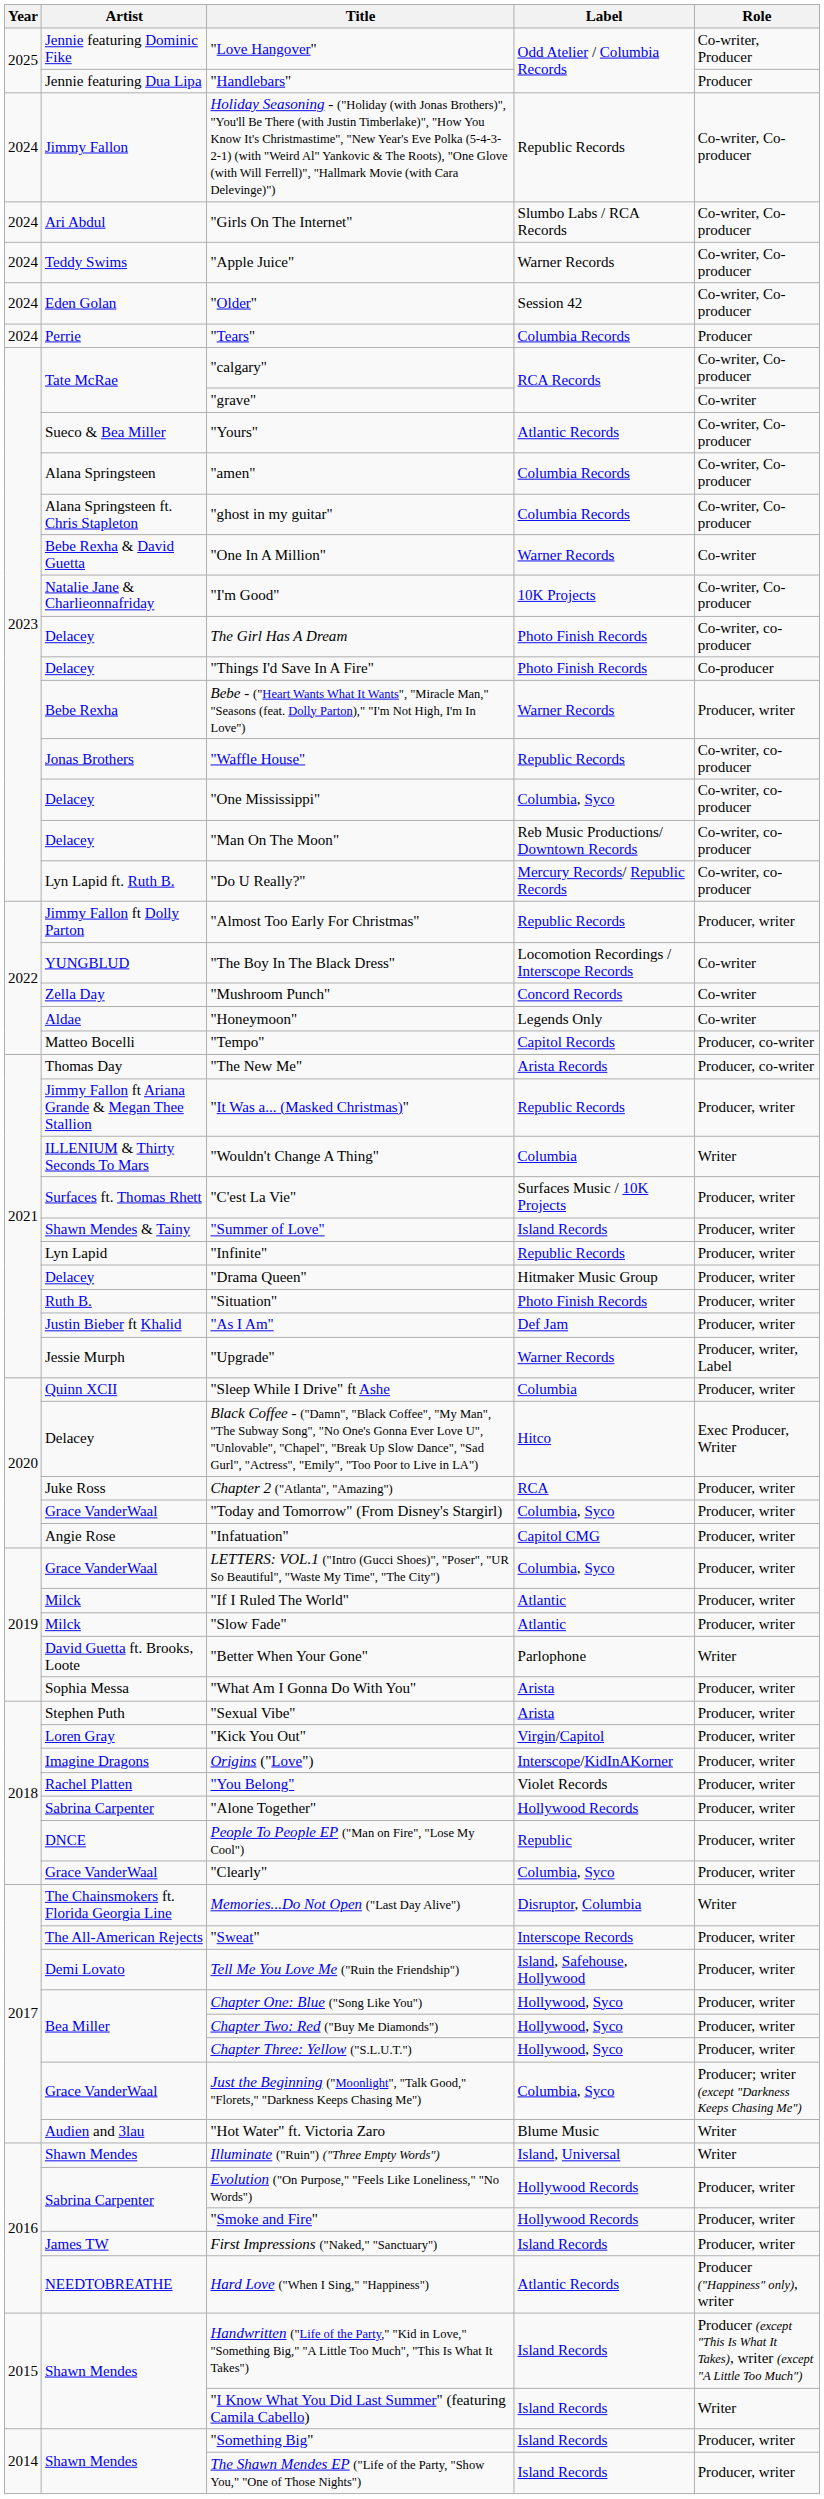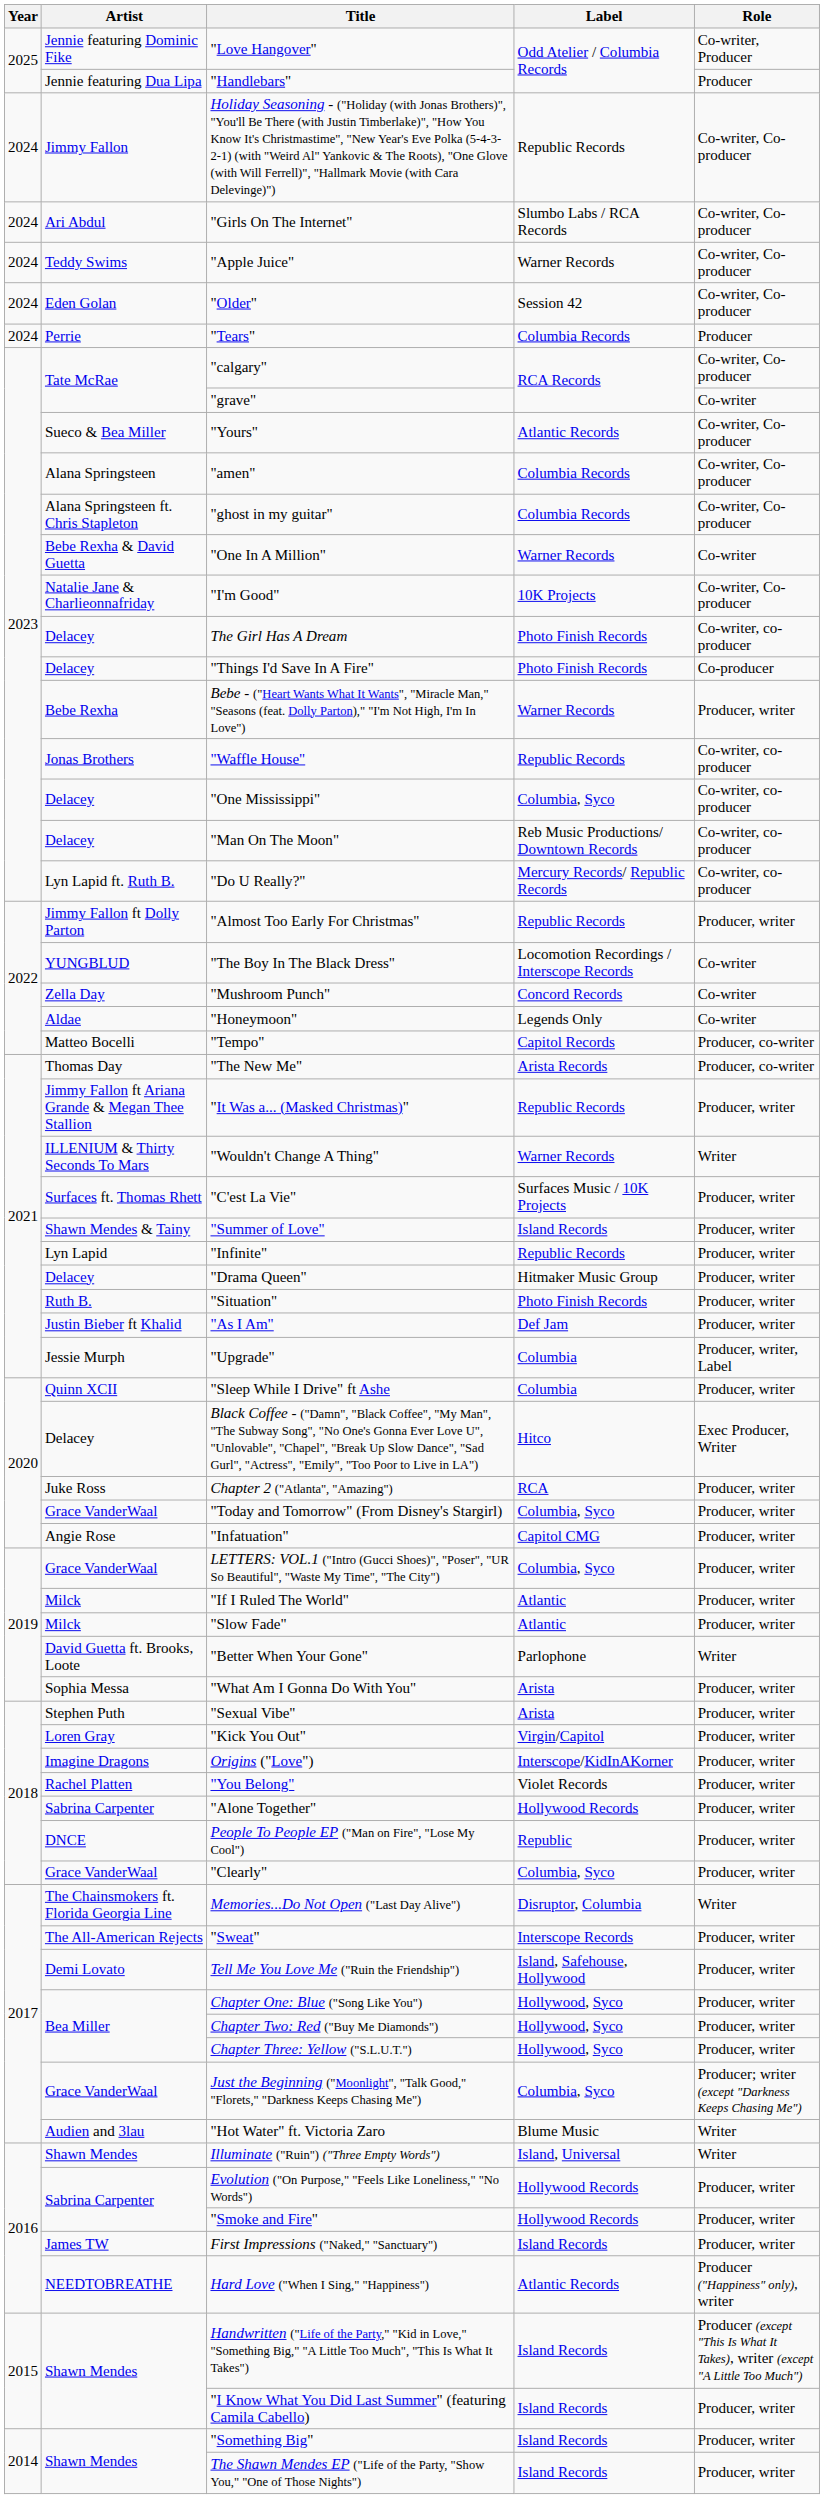(547, 1156) Columbia -> (566, 1156) Warner Records
(566, 1357) Warner Records -> (547, 1357) Columbia
(717, 2408) Writer -> (746, 2408) Producer, writer
